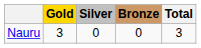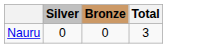- column: (60, 14)
